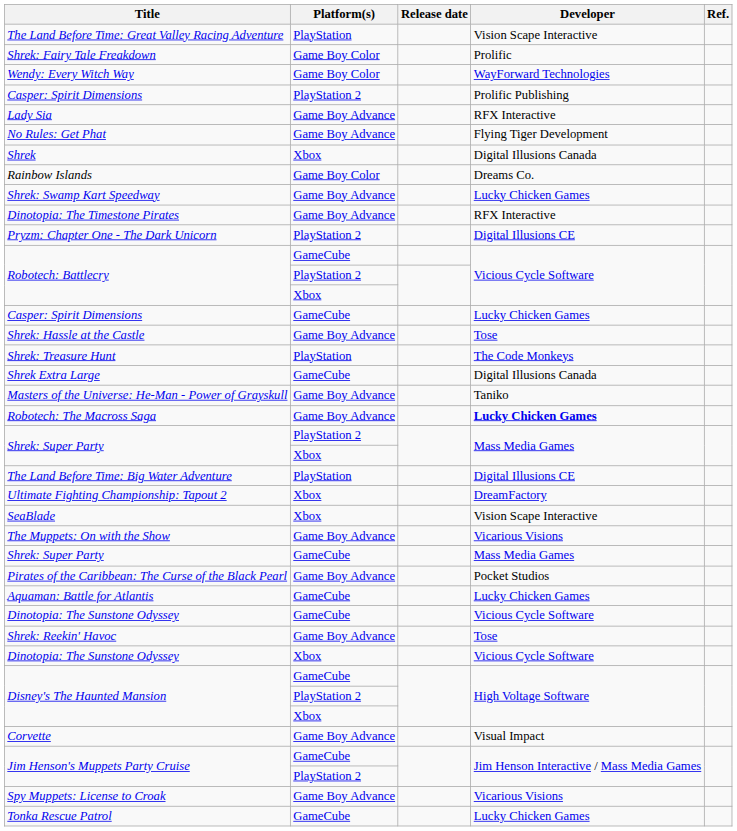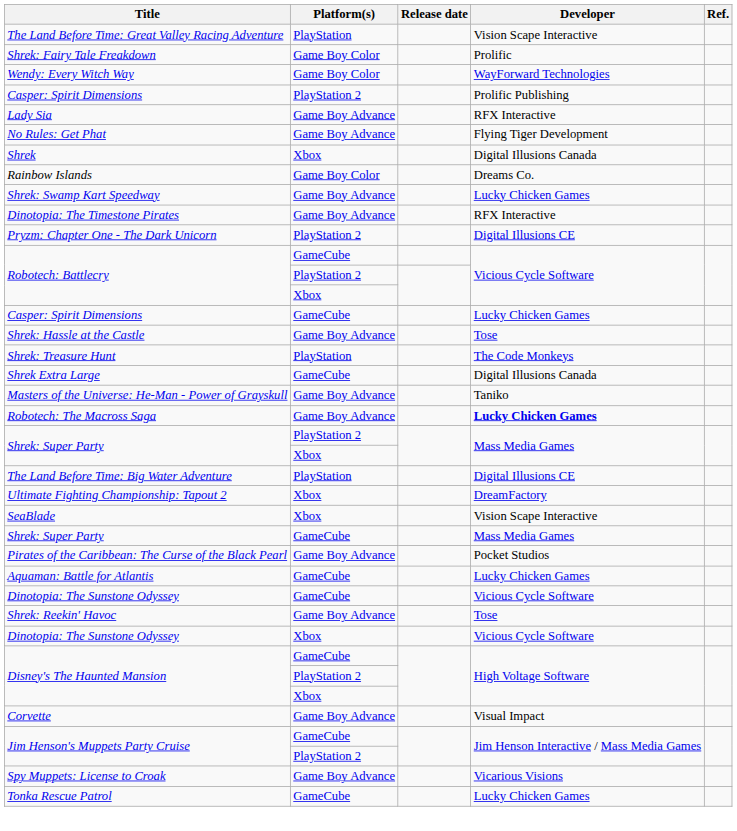- row: (89, 535)
